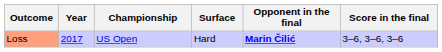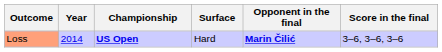(72, 39) 2017 -> (72, 39) 2014
(117, 39) normal -> (117, 39) bold
